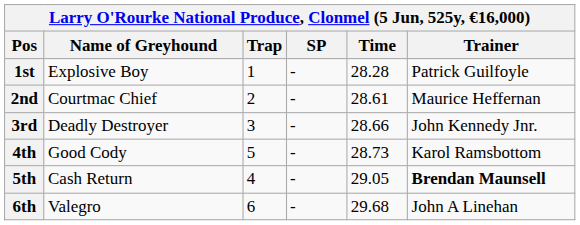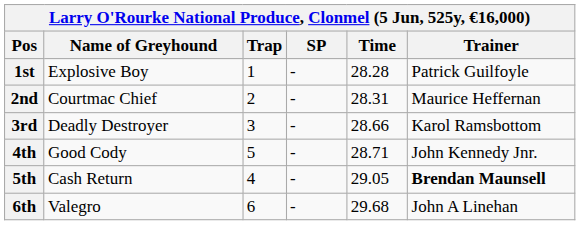(370, 98) 28.61 -> (370, 98) 28.31
(475, 125) John Kennedy Jnr. -> (476, 125) Karol Ramsbottom
(370, 152) 28.73 -> (370, 152) 28.71
(476, 152) Karol Ramsbottom -> (475, 152) John Kennedy Jnr.
